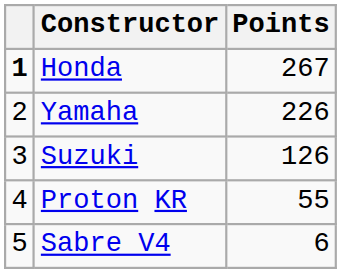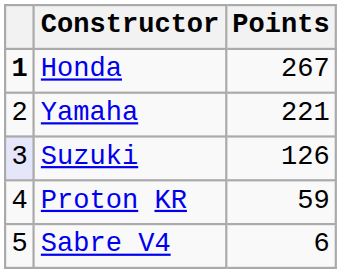(305, 115) 226 -> (305, 115) 221
(20, 158) no background -> (20, 158) lavender background
(313, 202) 55 -> (313, 202) 59
